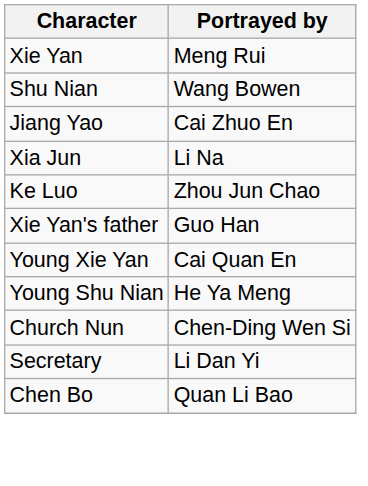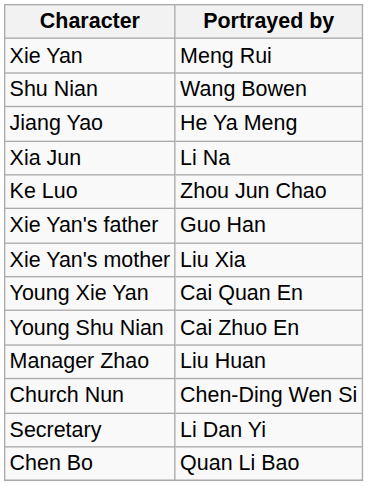(233, 123) Cai Zhuo En -> (239, 123) He Ya Meng
+ row: (90, 259)
(232, 293) He Ya Meng -> (240, 327) Cai Zhuo En
+ row: (79, 361)
